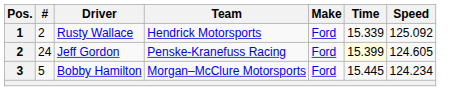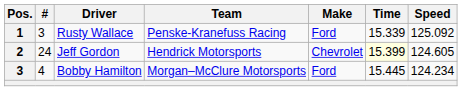(41, 33) 2 -> (41, 33) 3
(204, 33) Hendrick Motorsports -> (217, 33) Penske-Kranefuss Racing
(217, 52) Penske-Kranefuss Racing -> (204, 52) Hendrick Motorsports
(324, 52) Ford -> (337, 52) Chevrolet
(41, 71) 5 -> (41, 71) 4
